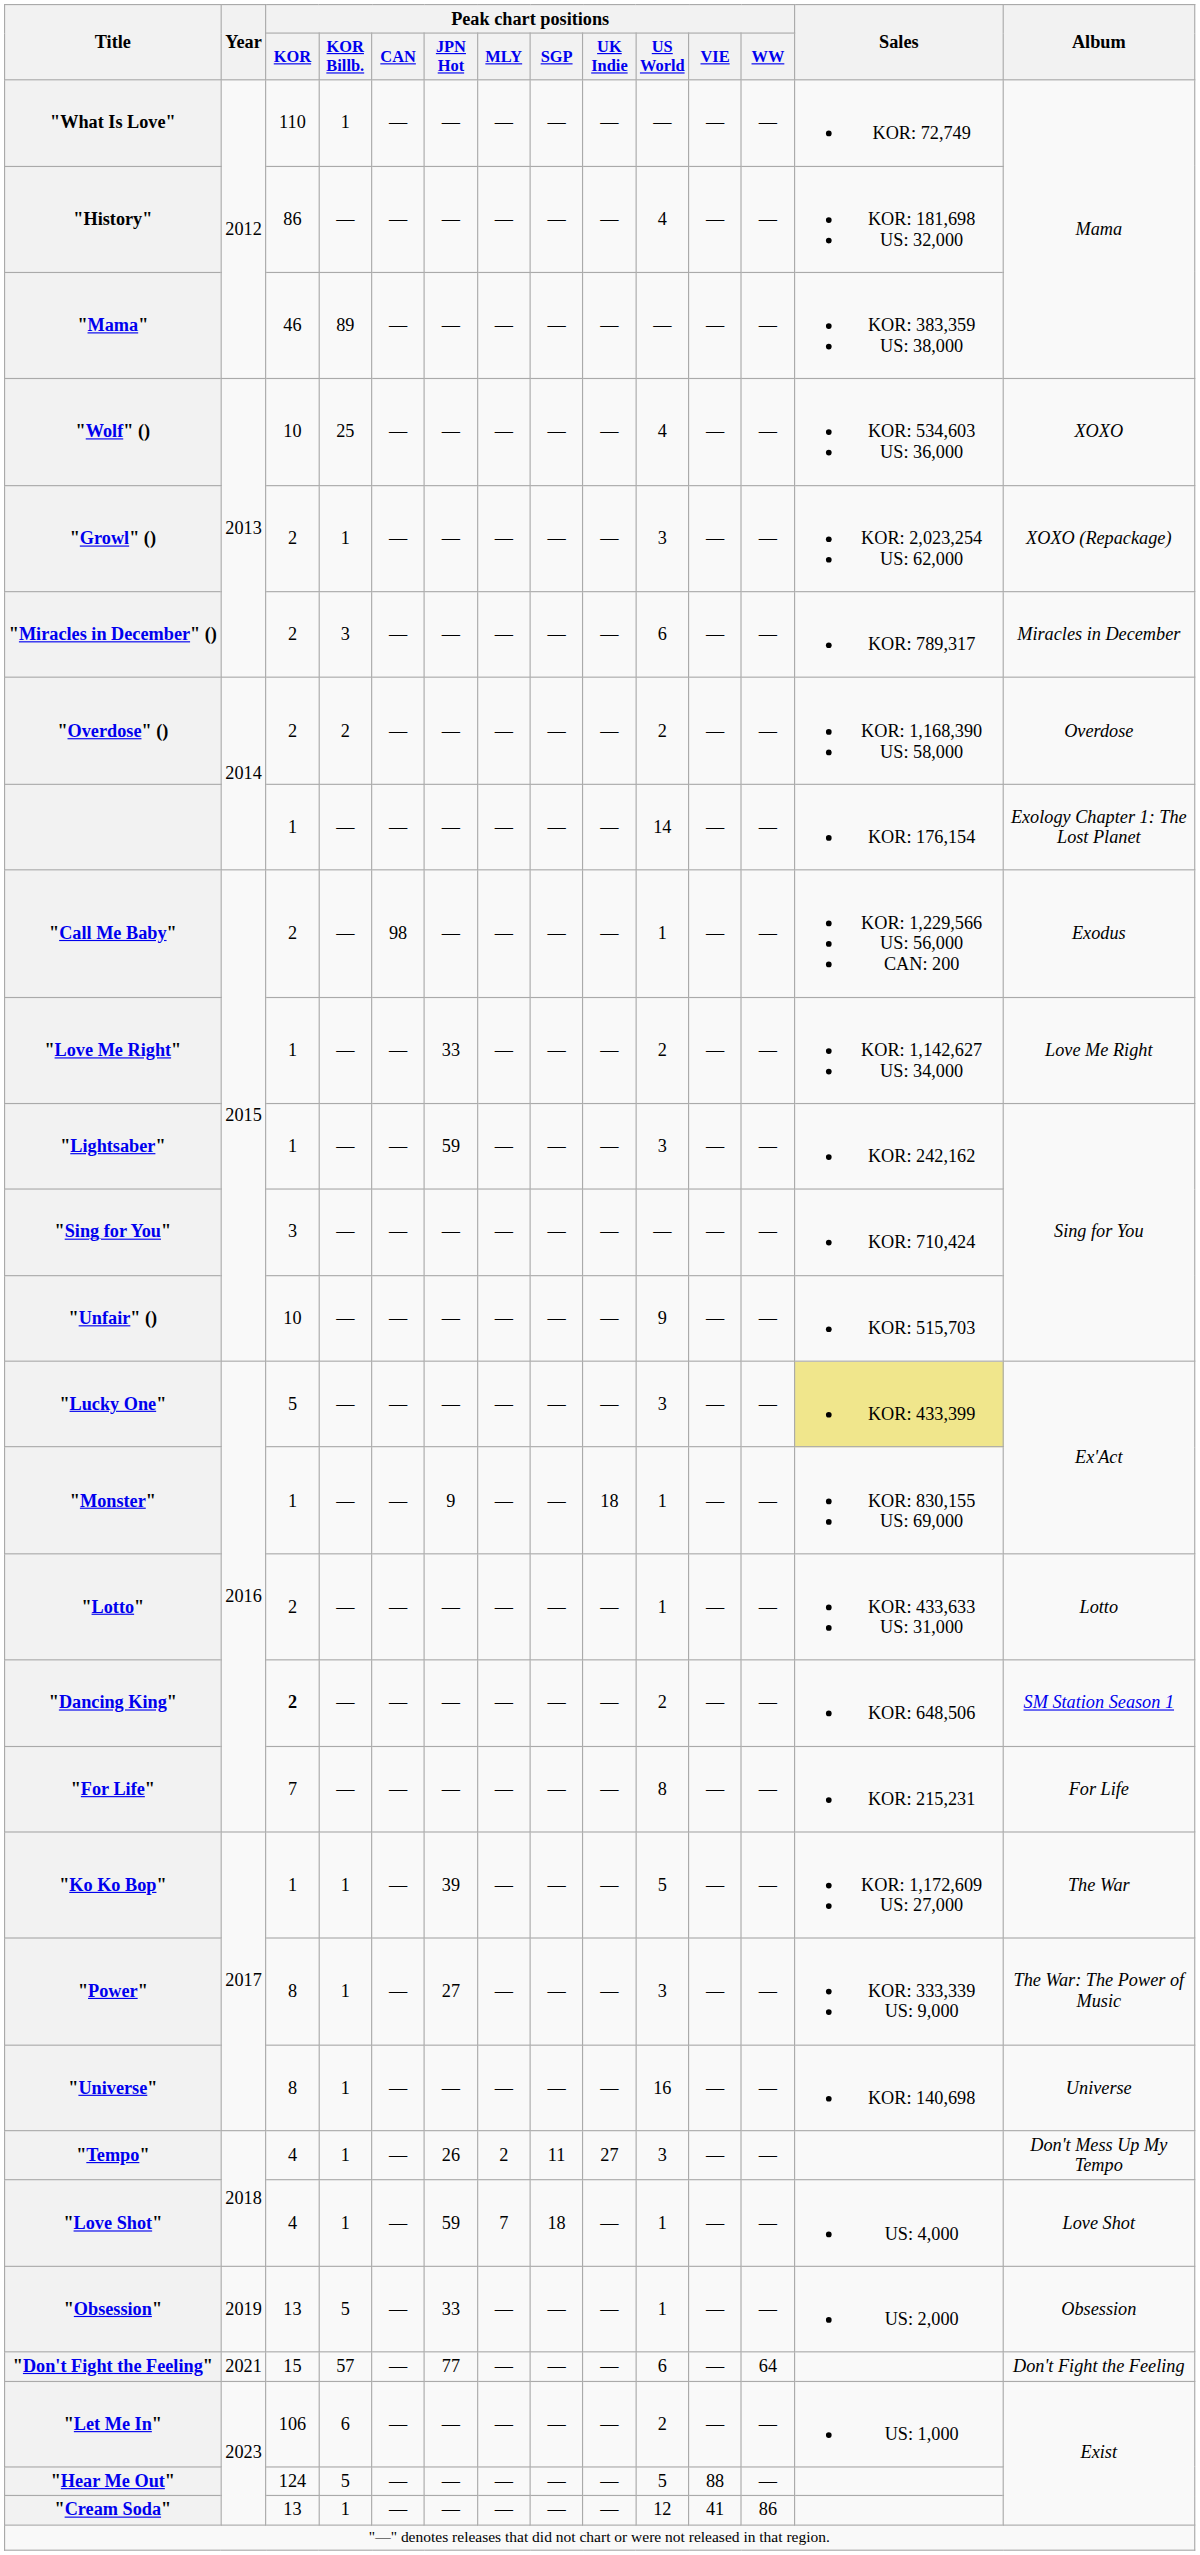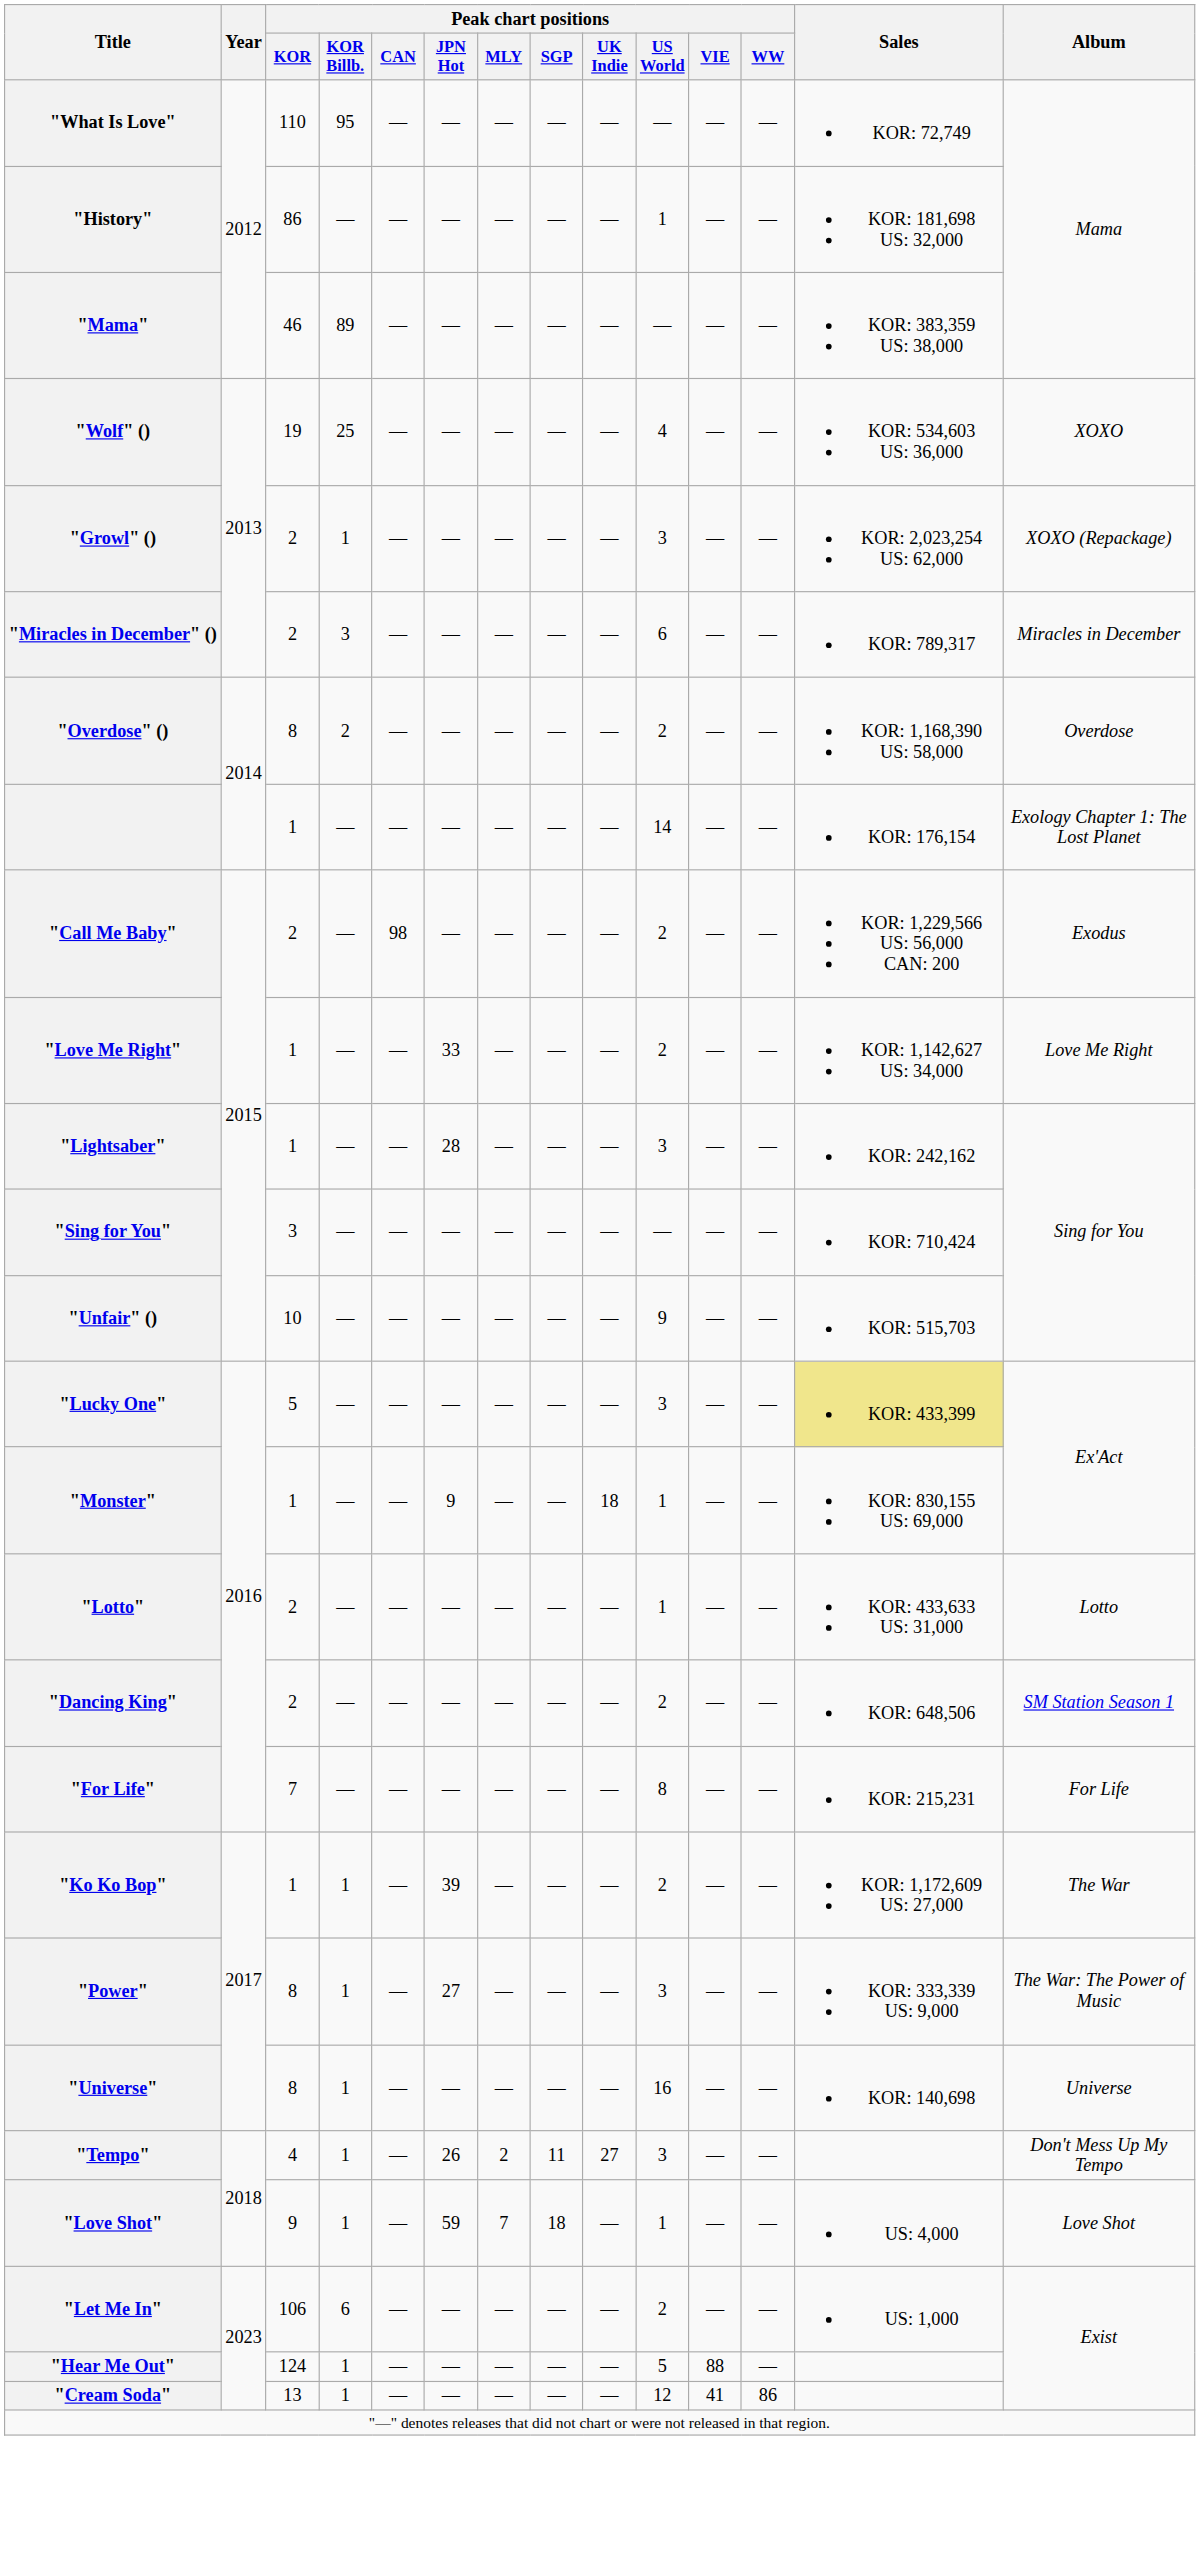(345, 122) 1 -> (345, 122) 95
(662, 219) 4 -> (662, 219) 1
(292, 431) 10 -> (292, 431) 19
(292, 730) 2 -> (292, 730) 8
(662, 933) 1 -> (662, 933) 2
(451, 1146) 59 -> (451, 1146) 28
(292, 1702) bold -> (292, 1702) normal
(662, 1885) 5 -> (662, 1885) 2
(292, 2223) 4 -> (292, 2223) 9
- row: (113, 2308)
- row: (113, 2366)
(345, 2481) 5 -> (345, 2366) 1
